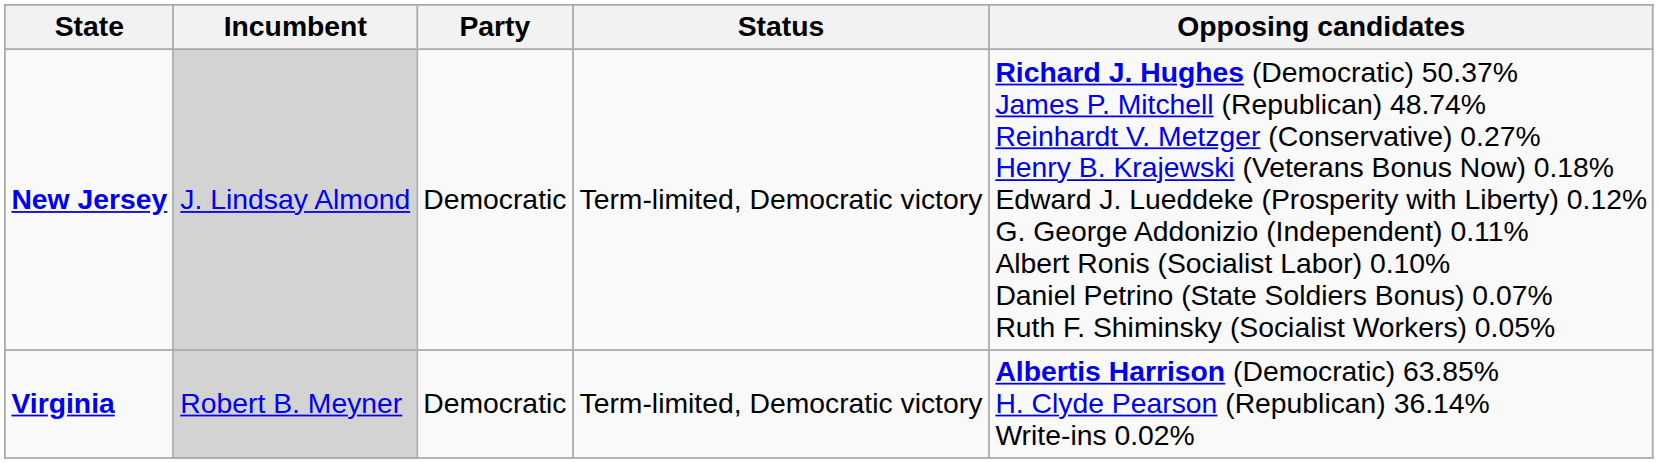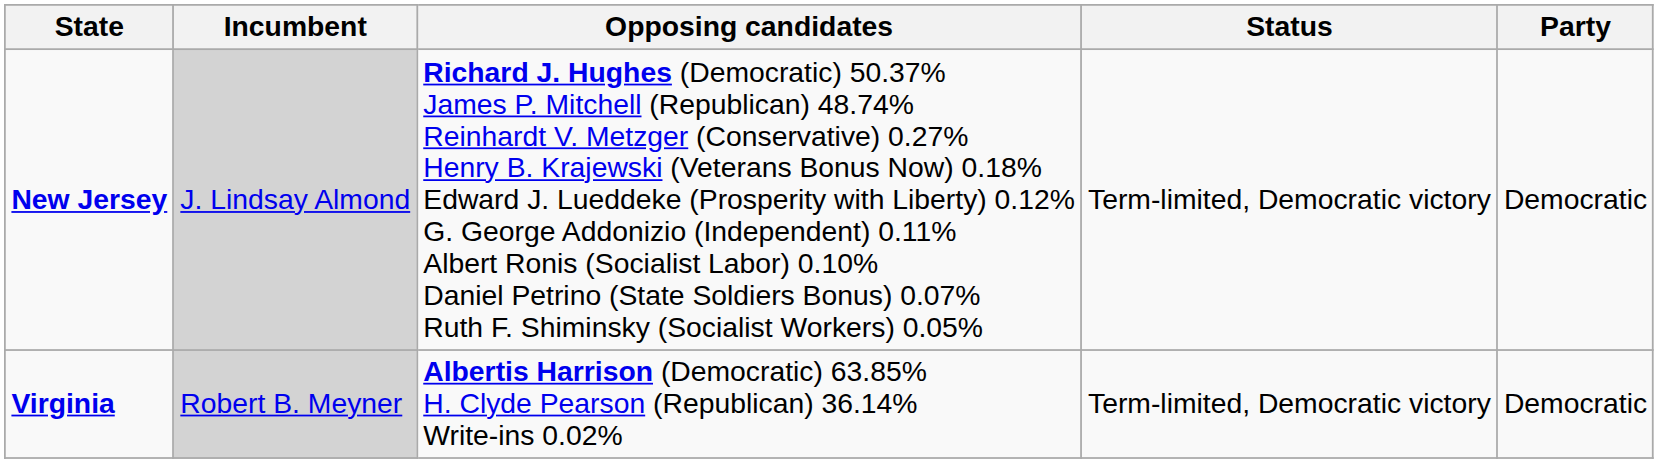columns swapped: (495, 26) <-> (1321, 26)
